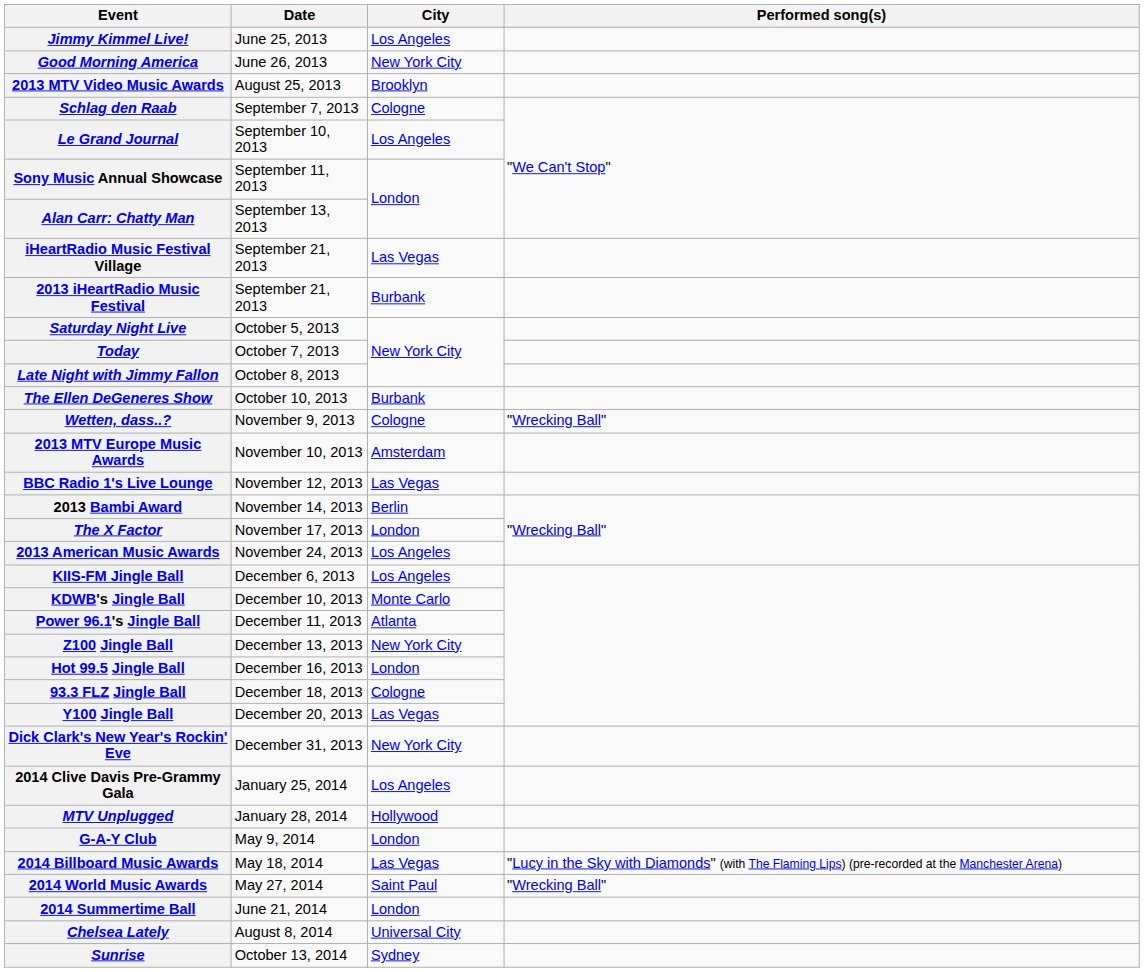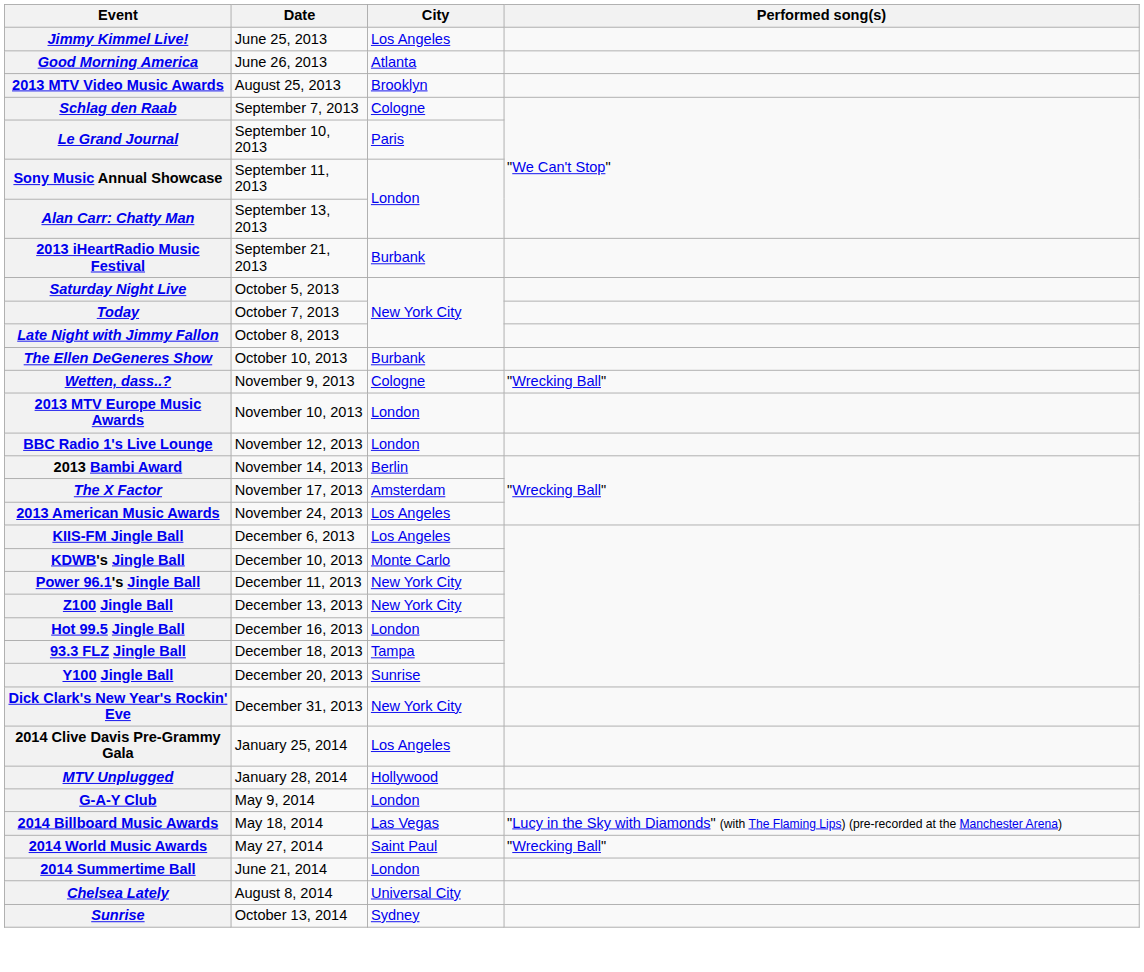(416, 62) New York City -> (394, 62) Atlanta
(411, 139) Los Angeles -> (388, 139) Paris
- row: (118, 258)
(408, 452) Amsterdam -> (395, 413) London
(405, 483) Las Vegas -> (395, 444) London
(395, 529) London -> (408, 490) Amsterdam
(394, 622) Atlanta -> (416, 582) New York City
(398, 691) Cologne -> (393, 652) Tampa
(405, 714) Las Vegas -> (396, 675) Sunrise
